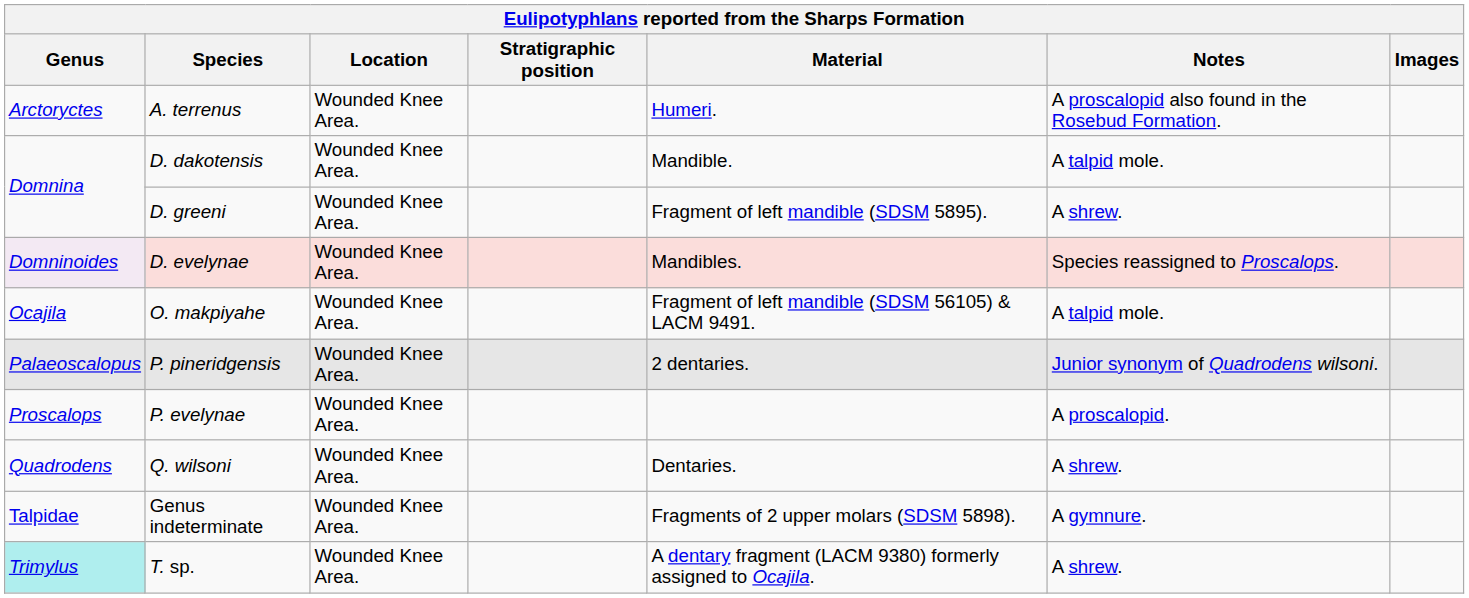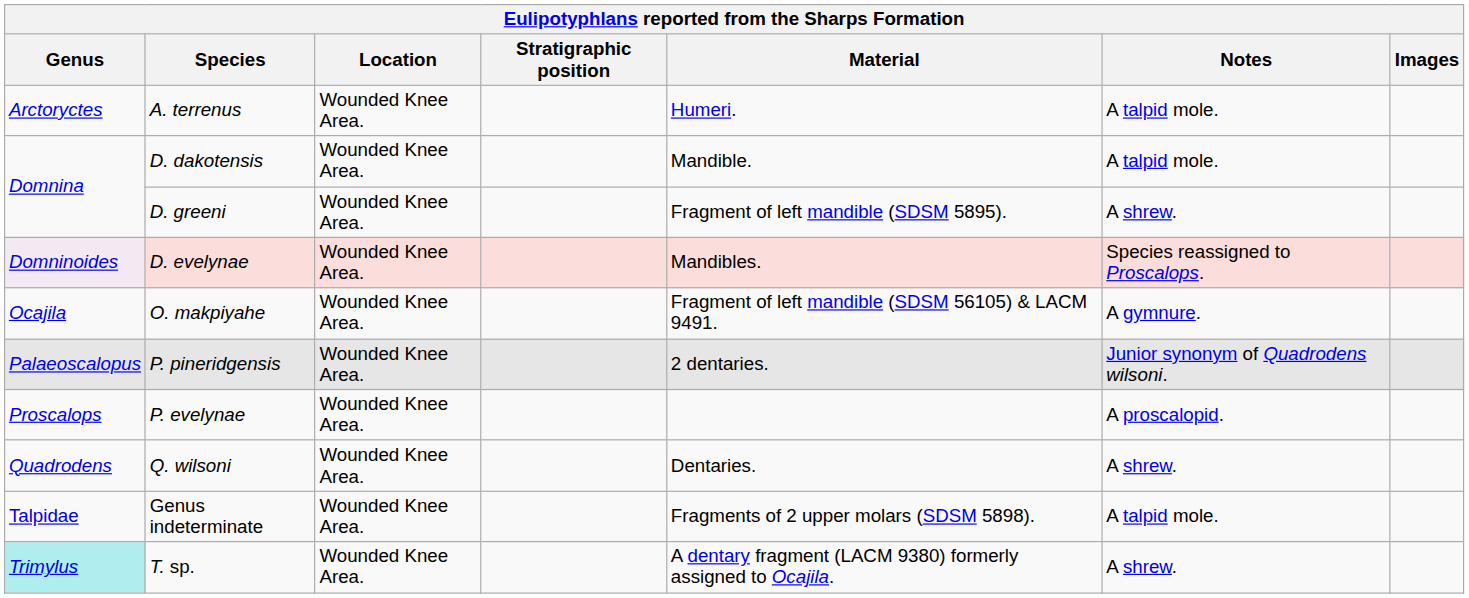(1179, 110) A proscalopid also found in the Rosebud Formation. -> (1162, 110) A talpid mole.
(1108, 313) A talpid mole. -> (1154, 313) A gymnure.
(1099, 516) A gymnure. -> (1162, 516) A talpid mole.
